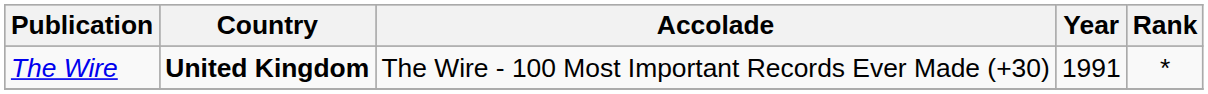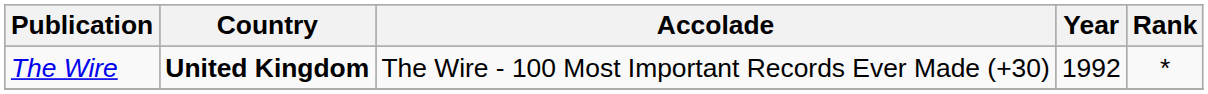(1091, 67) 1991 -> (1091, 67) 1992
